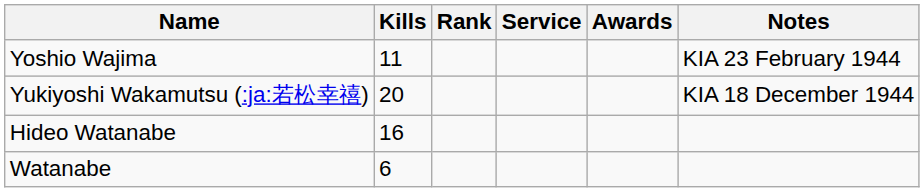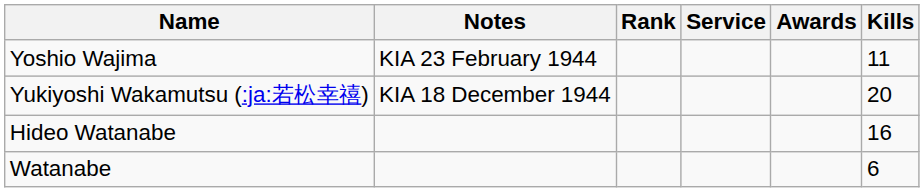columns swapped: (403, 22) <-> (799, 22)
